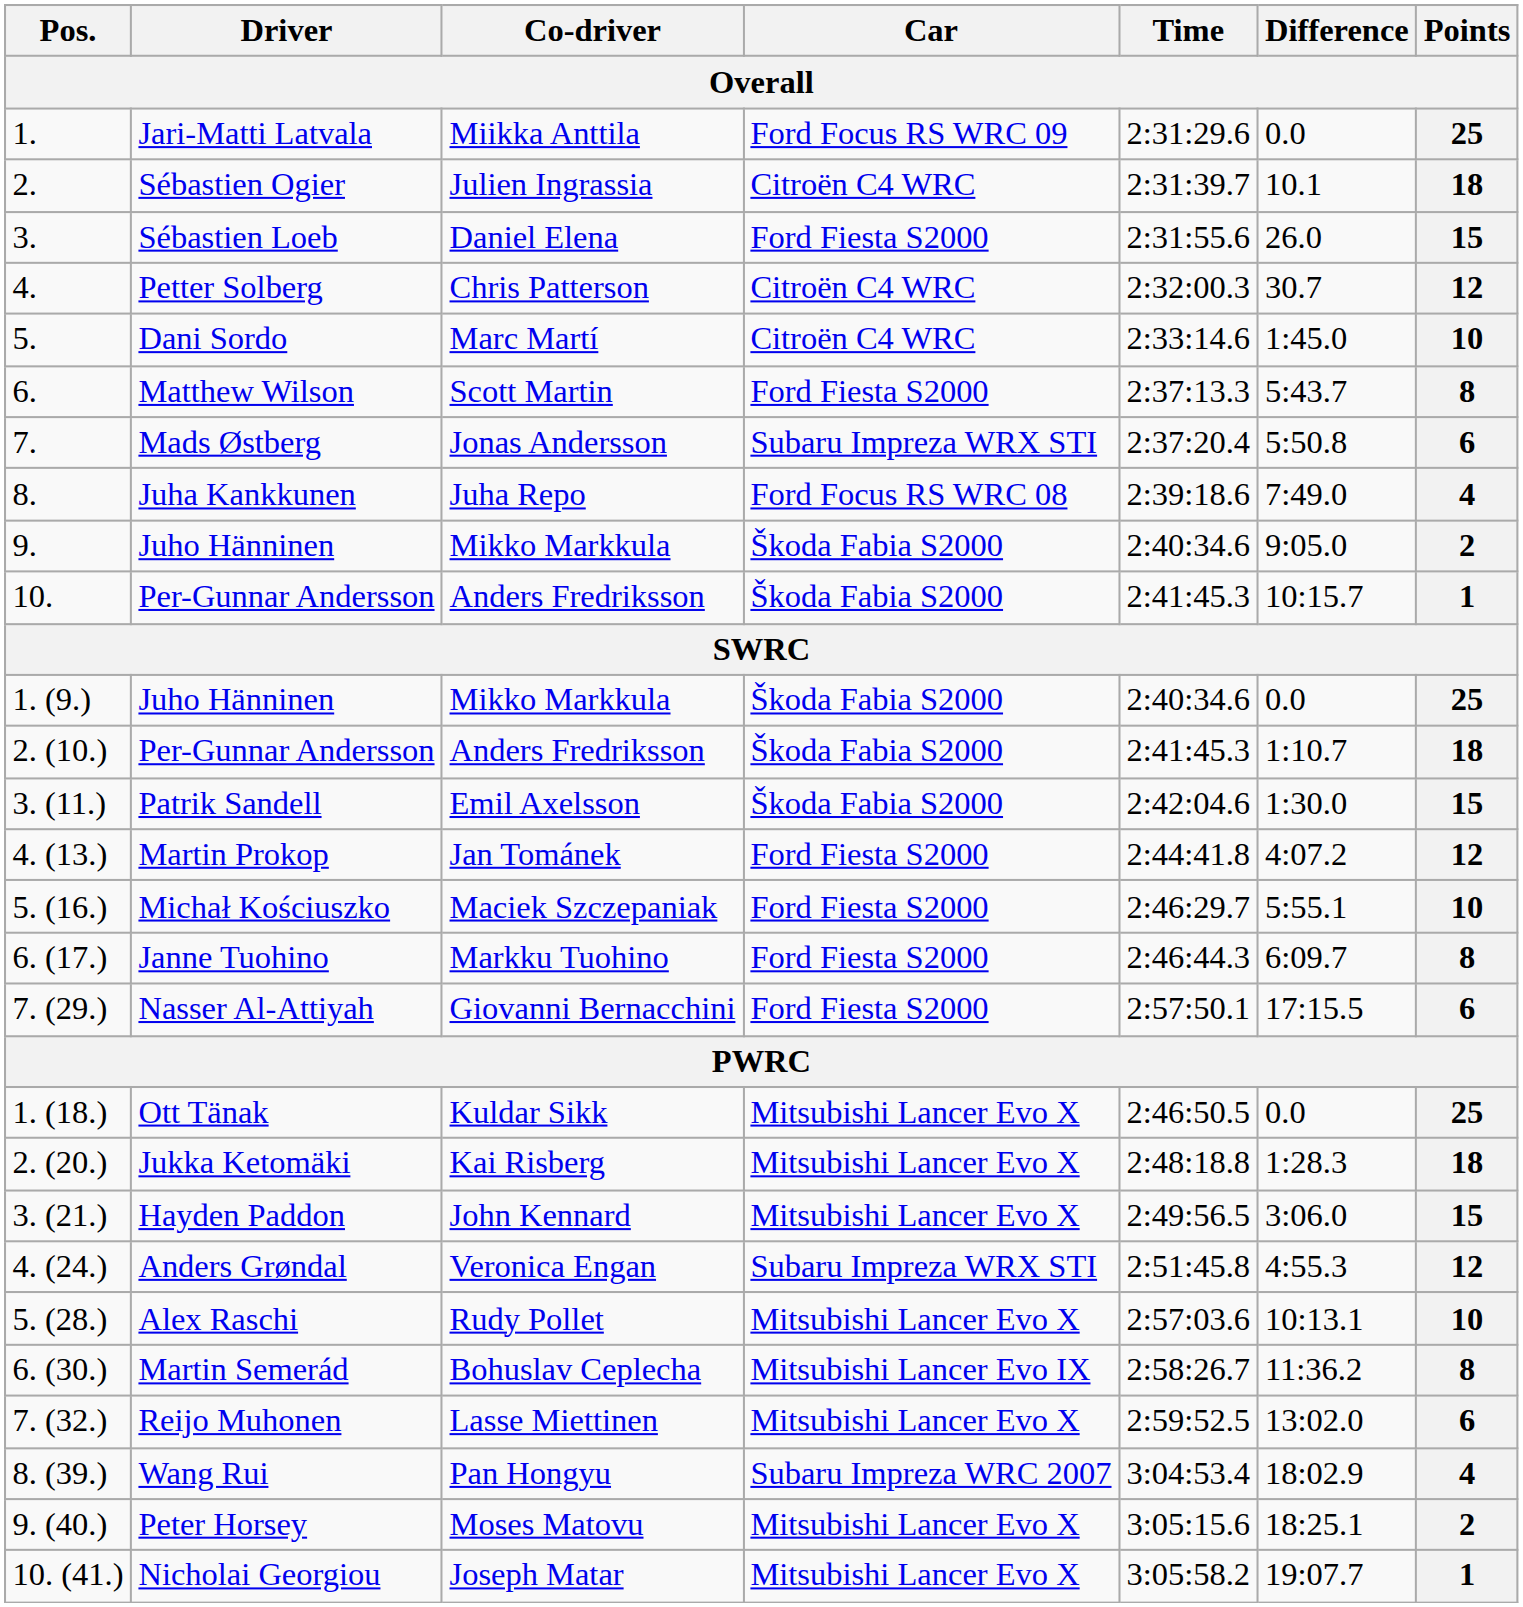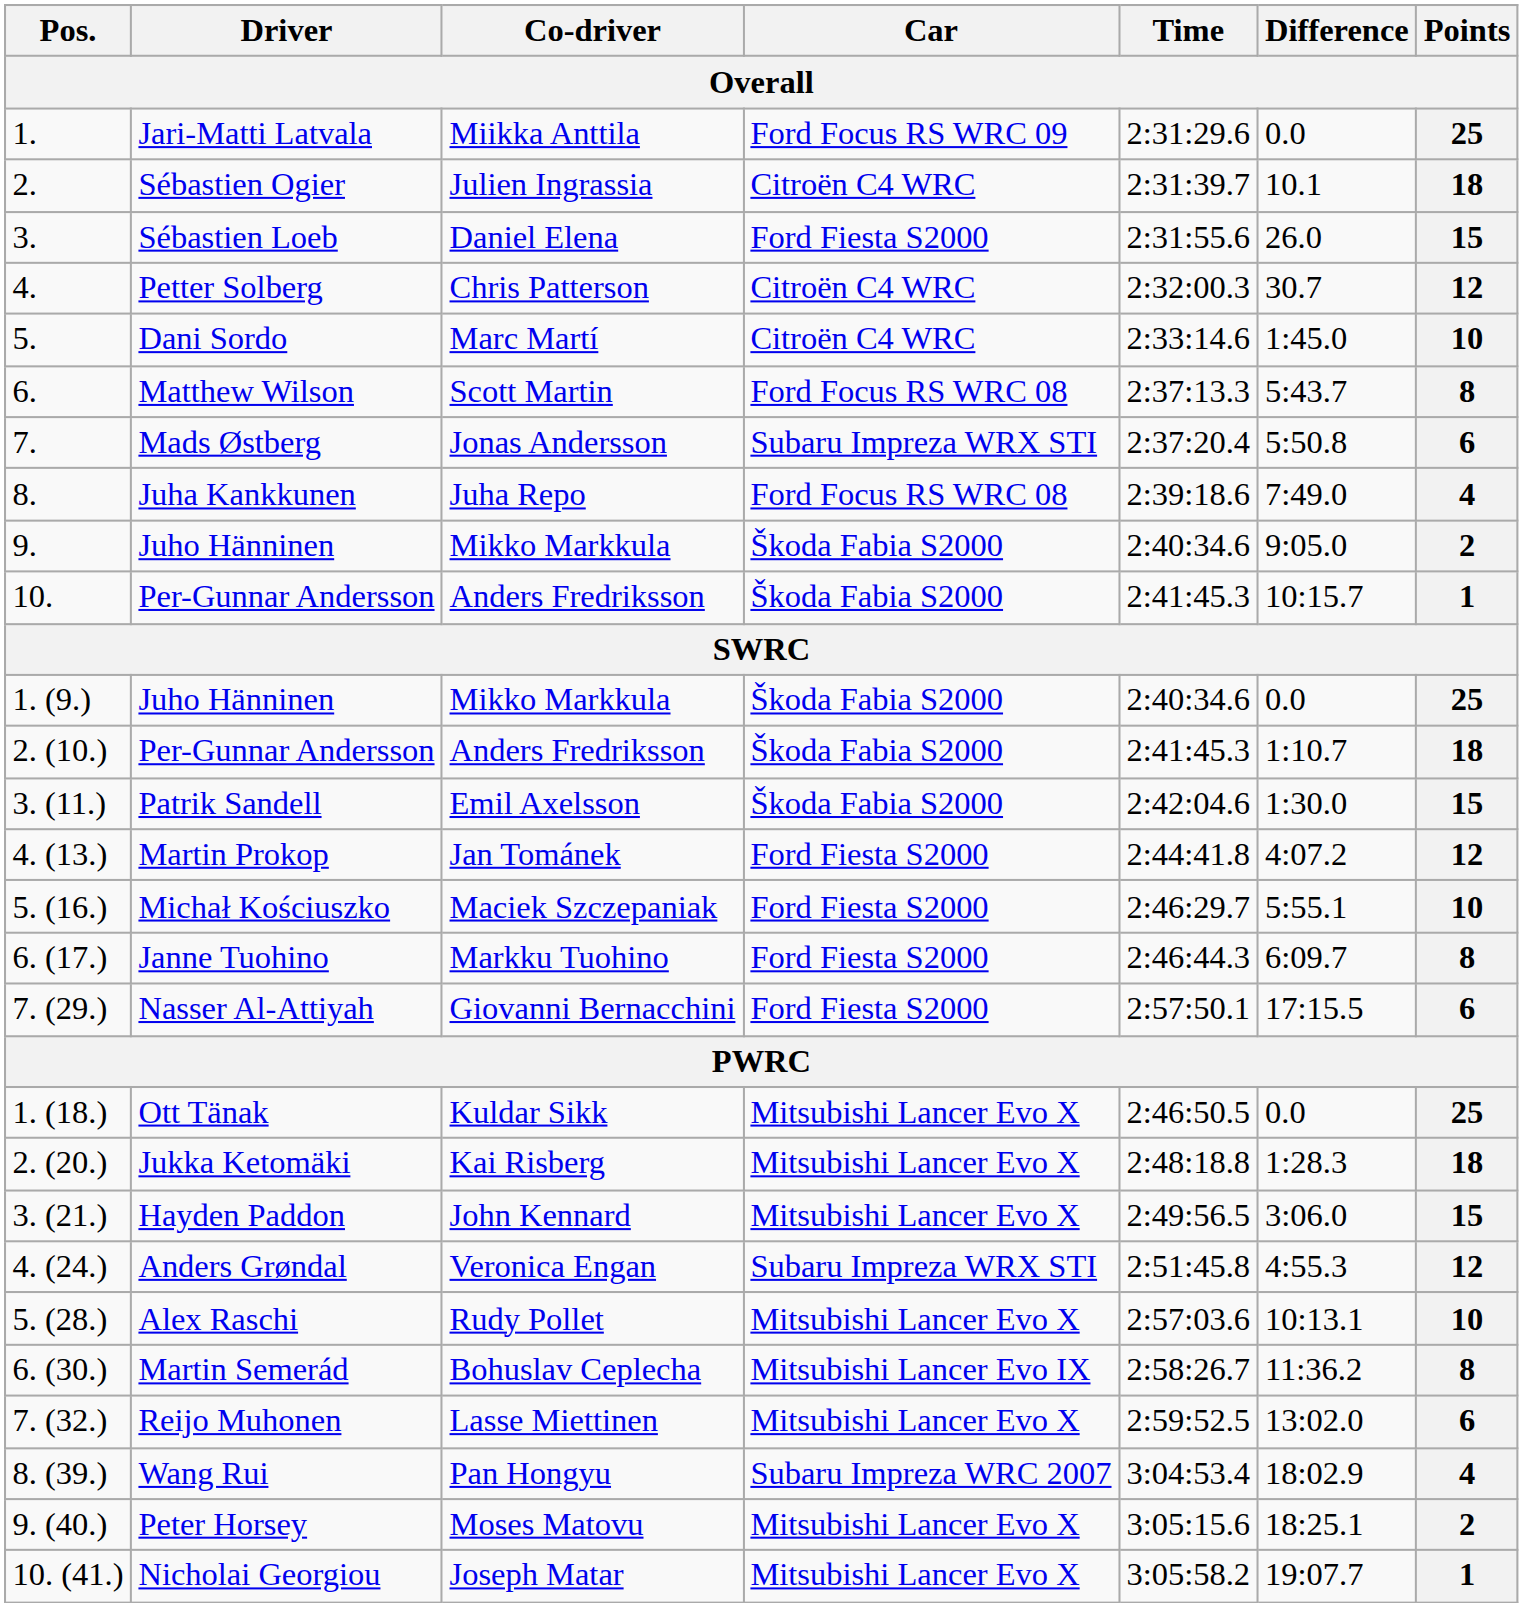(870, 390) Ford Fiesta S2000 -> (909, 390) Ford Focus RS WRC 08
